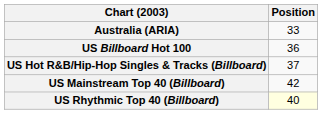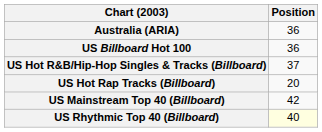(293, 30) 33 -> (293, 30) 36
+ row: (137, 83)
